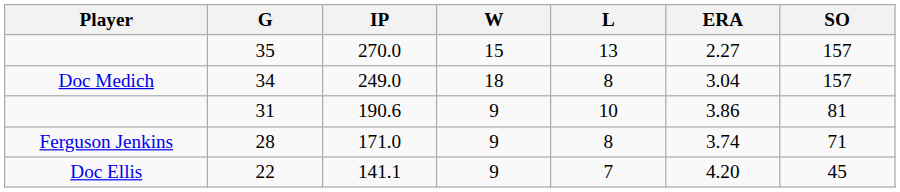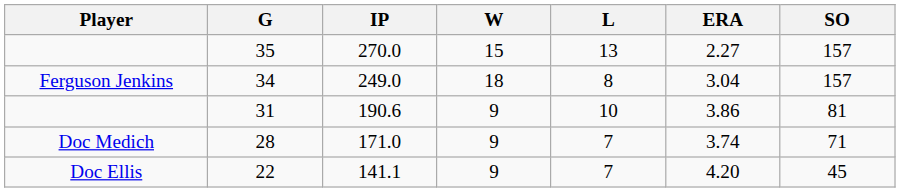(106, 80) Doc Medich -> (106, 80) Ferguson Jenkins
(106, 141) Ferguson Jenkins -> (106, 141) Doc Medich
(608, 141) 8 -> (608, 141) 7
